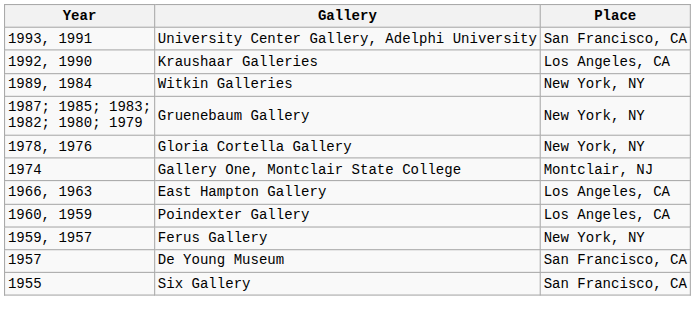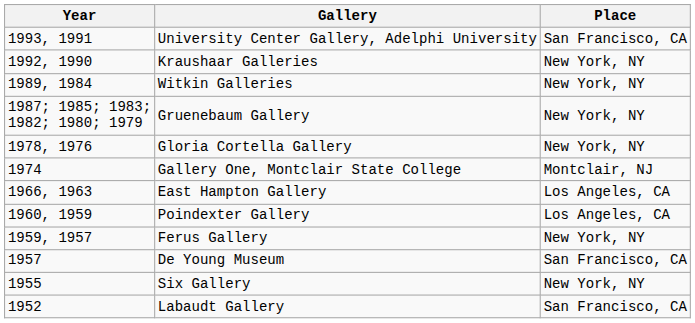(607, 62) Los Angeles, CA -> (594, 62) New York, NY
(615, 284) San Francisco, CA -> (594, 284) New York, NY
+ row: (221, 307)
